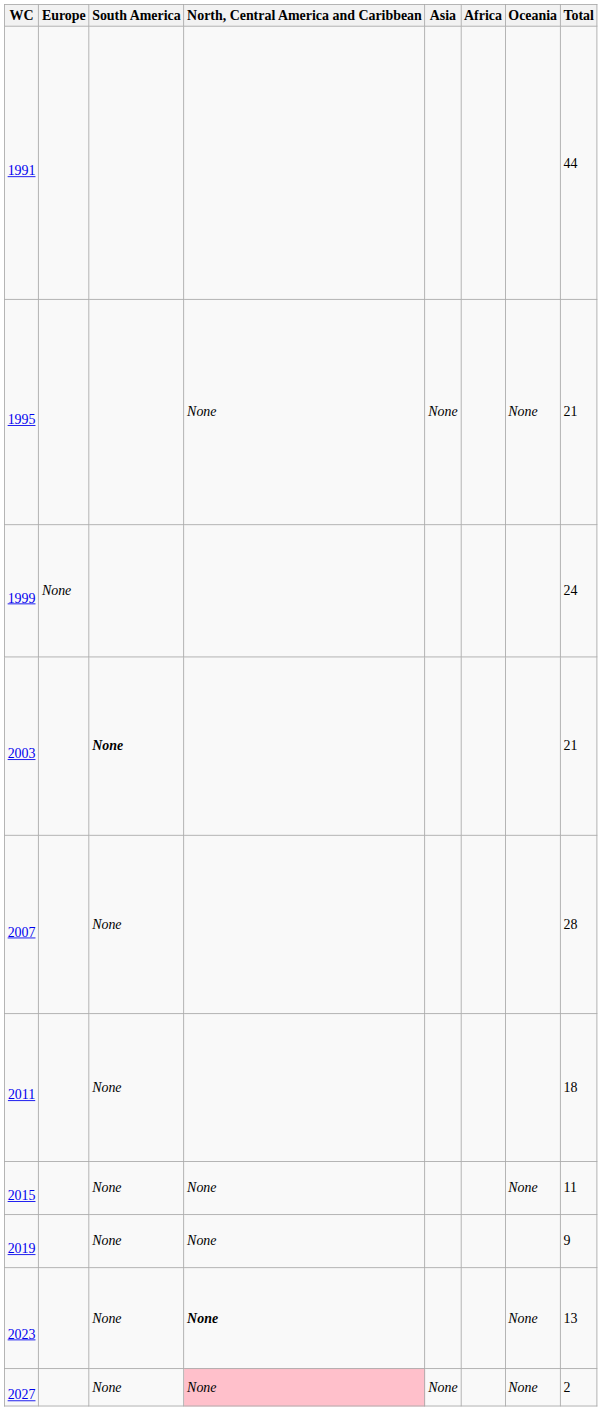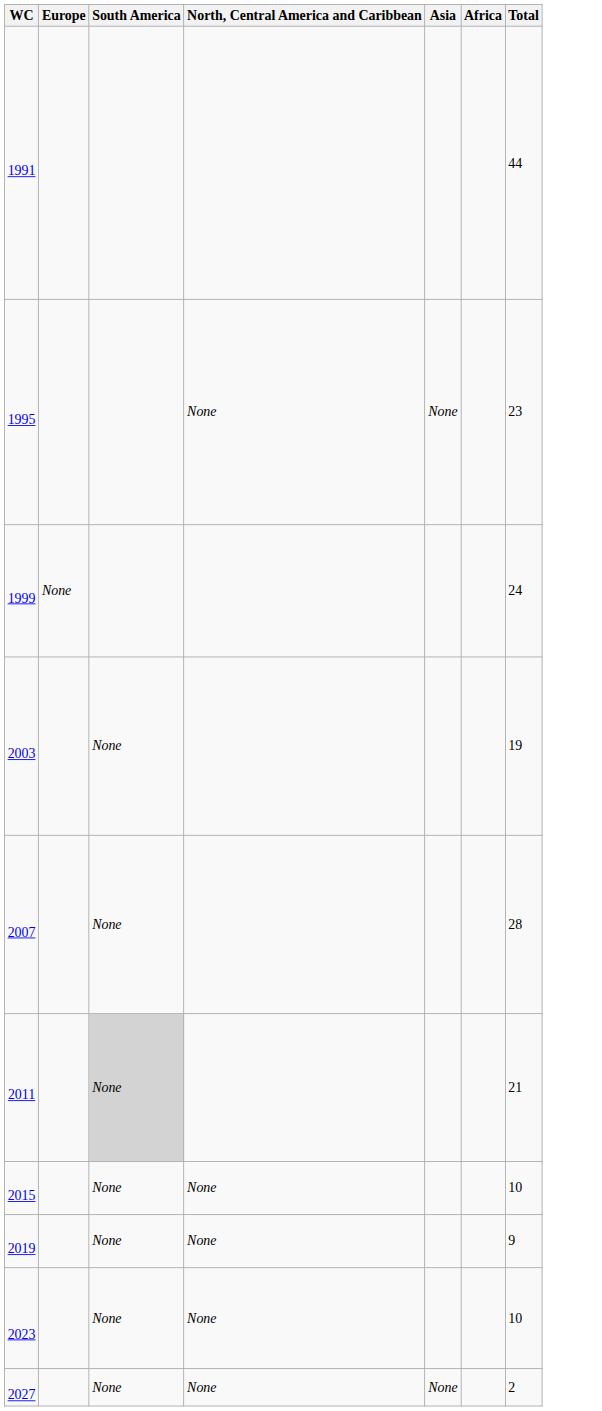- column: (533, 15)
(570, 412) 21 -> (515, 412) 23
(108, 745) bold -> (107, 745) normal
(570, 745) 21 -> (515, 745) 19
(107, 1087) no background -> (107, 1087) lightgrey background
(570, 1087) 18 -> (515, 1087) 21
(570, 1187) 11 -> (515, 1187) 10
(203, 1318) bold -> (202, 1318) normal
(570, 1318) 13 -> (515, 1318) 10
(202, 1387) pink background -> (202, 1387) no background
